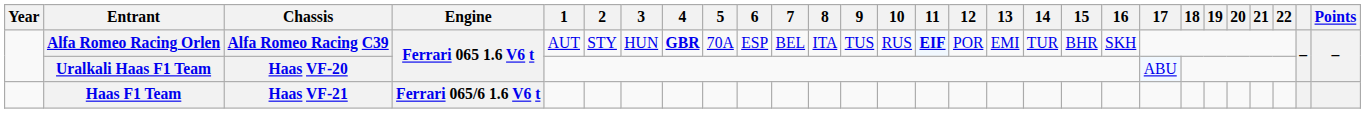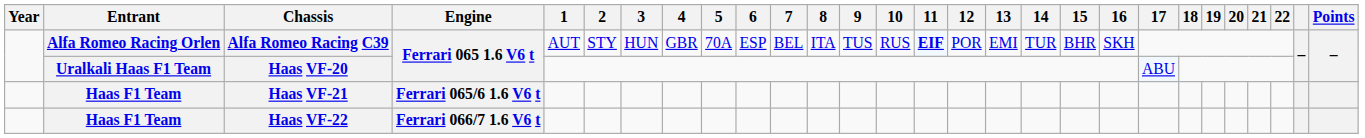(683, 42) bold -> (682, 42) normal
+ row: (308, 120)
